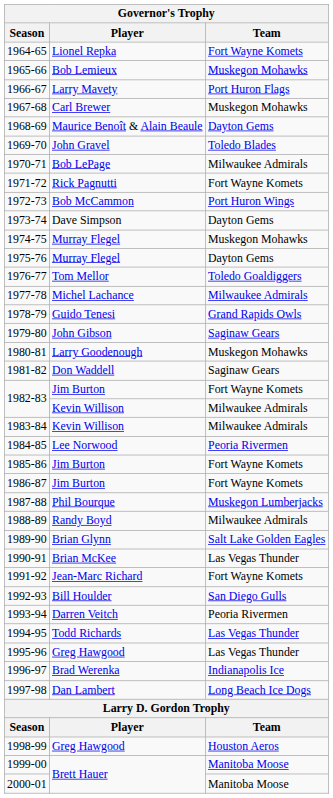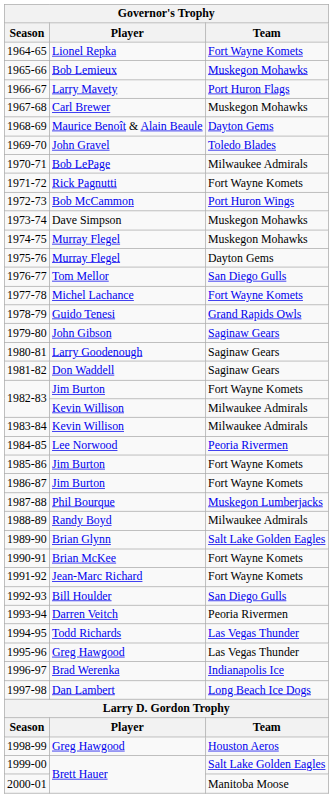(241, 220) Dayton Gems -> (258, 220) Muskegon Mohawks
(255, 276) Toledo Goaldiggers -> (247, 276) San Diego Gulls
(258, 295) Milwaukee Admirals -> (255, 295) Fort Wayne Komets
(258, 351) Muskegon Mohawks -> (244, 351) Saginaw Gears
(254, 558) Las Vegas Thunder -> (255, 558) Fort Wayne Komets
(248, 764) Manitoba Moose -> (267, 764) Salt Lake Golden Eagles
